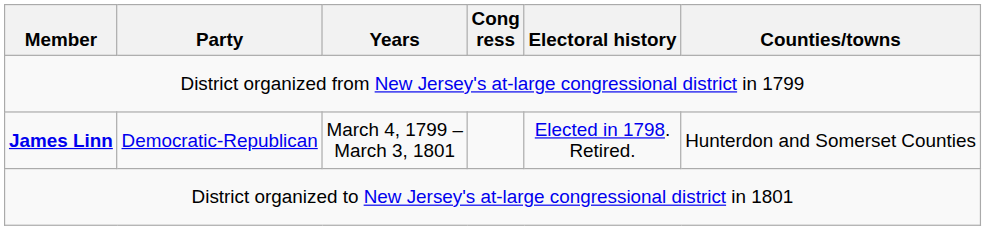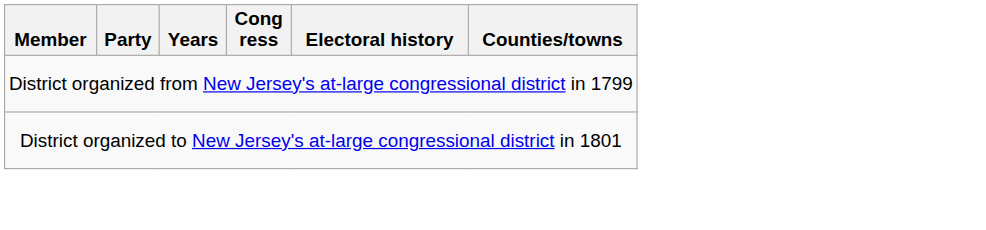- row: (61, 140)
